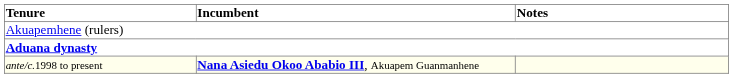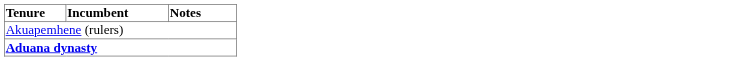- row: (54, 65)
